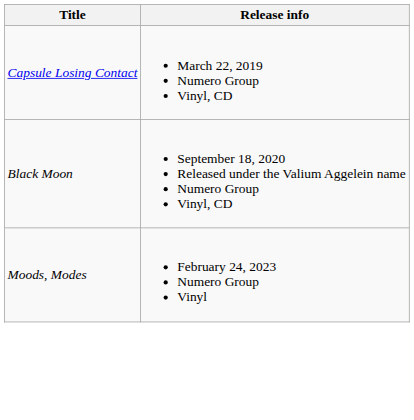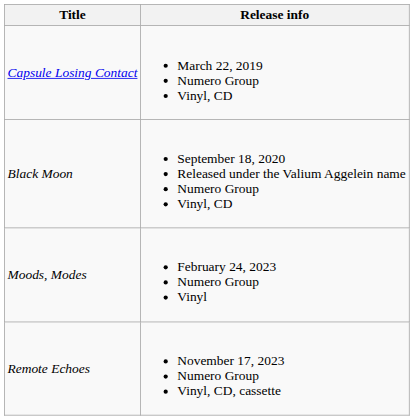+ row: (49, 368)
